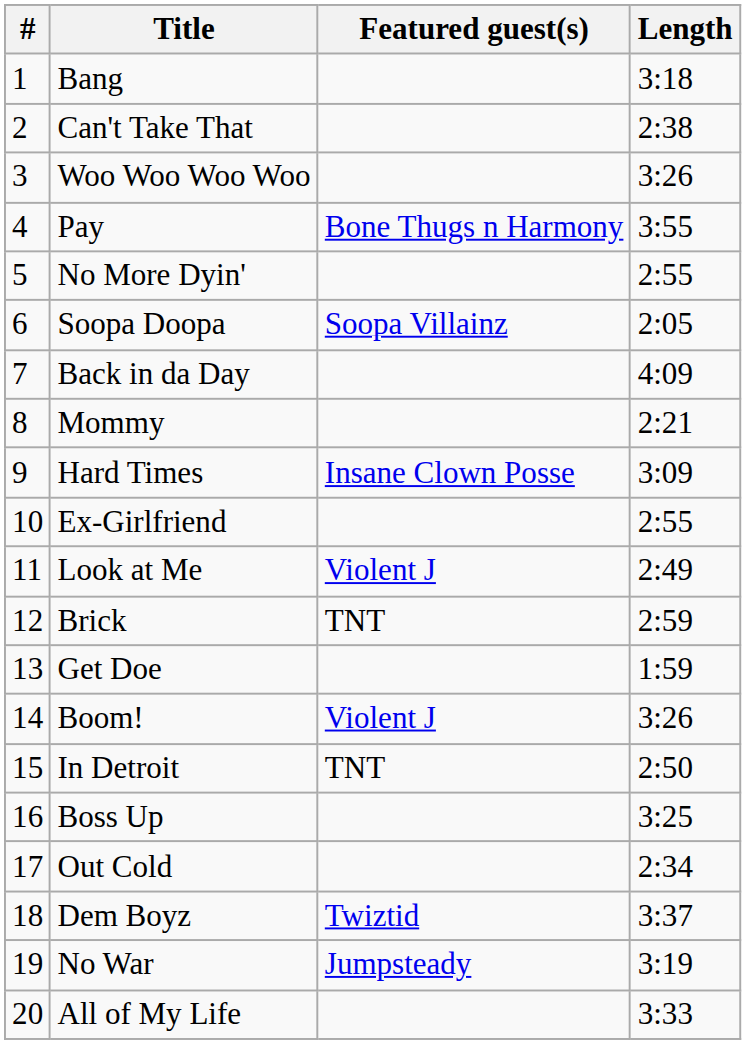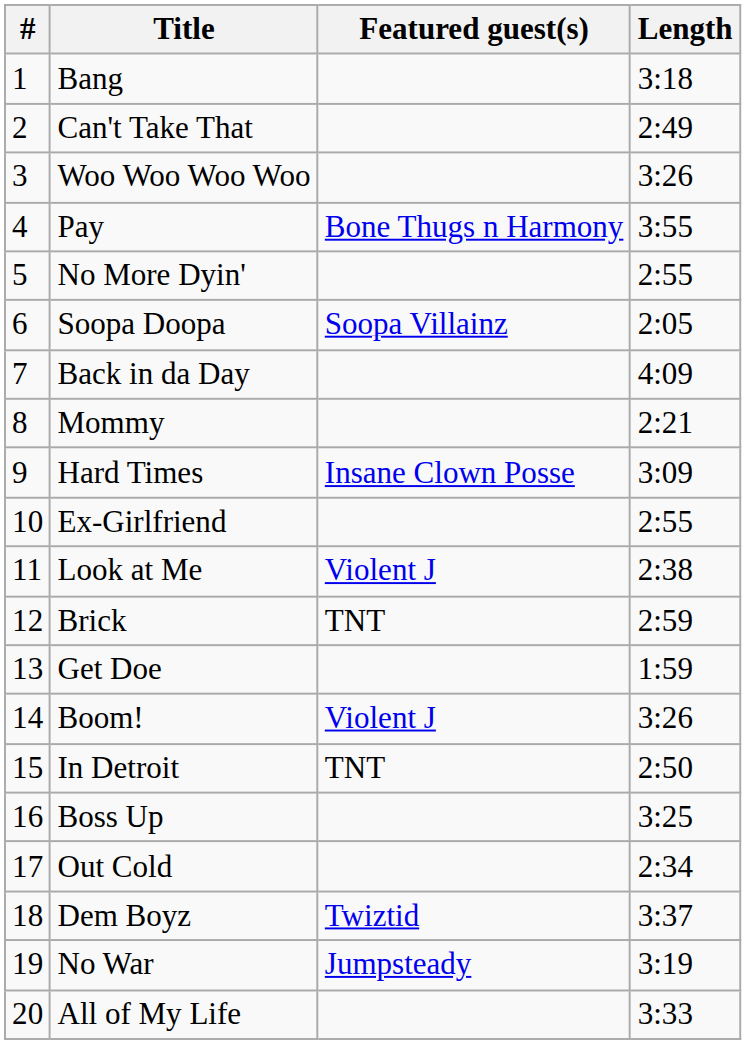(665, 127) 2:38 -> (665, 127) 2:49
(665, 570) 2:49 -> (665, 570) 2:38
